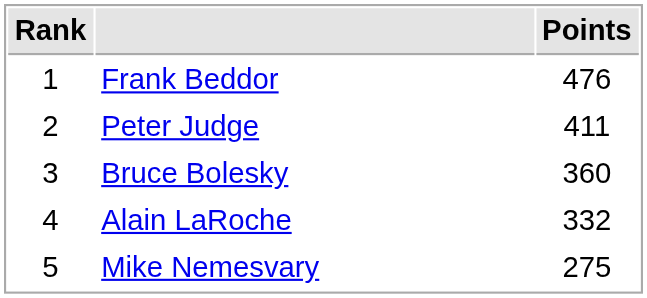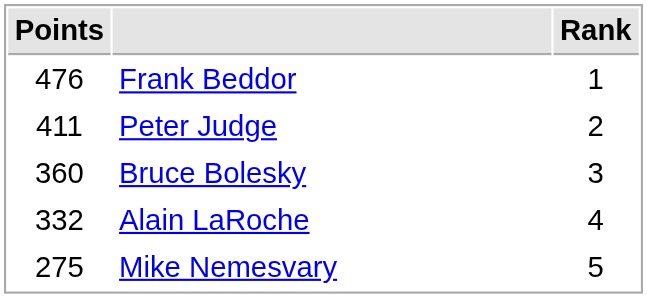columns swapped: (50, 31) <-> (587, 31)
